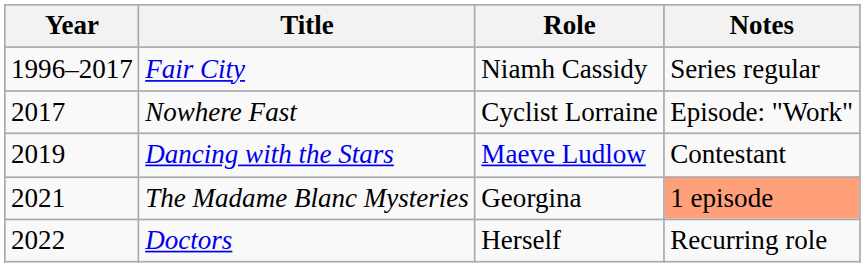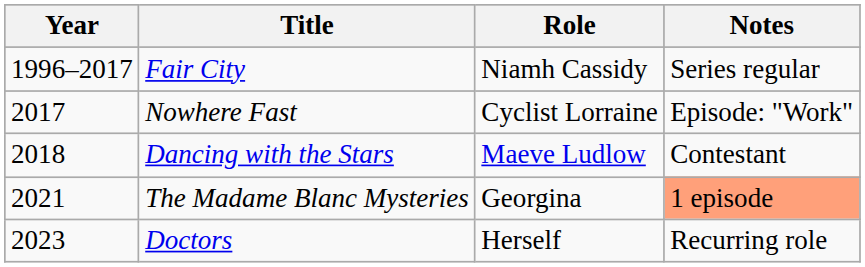(38, 154) 2019 -> (38, 154) 2018
(38, 240) 2022 -> (38, 240) 2023
